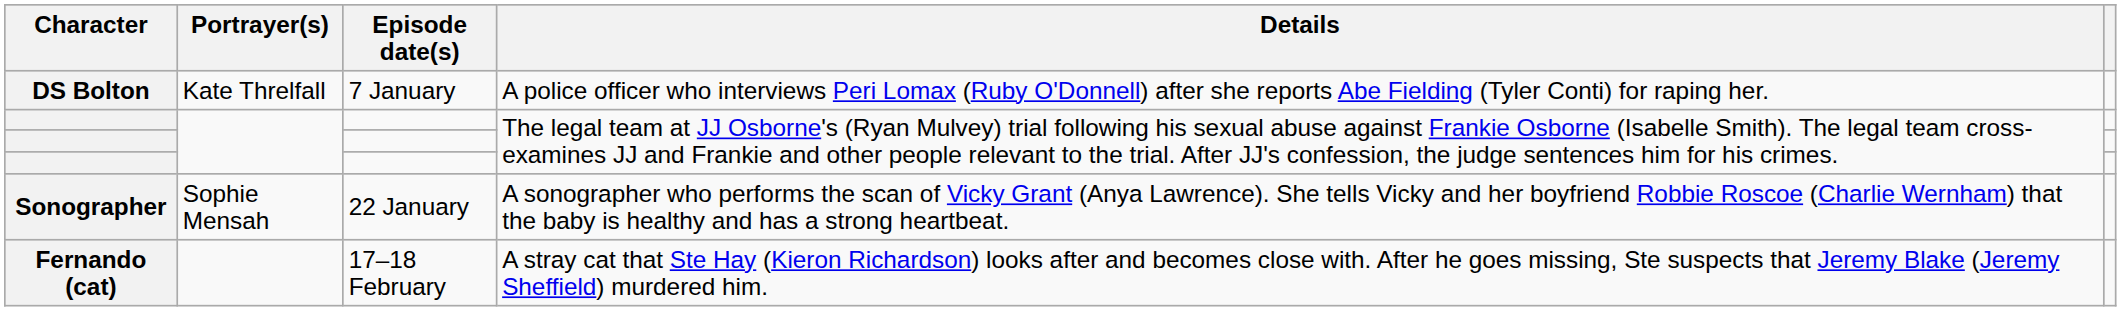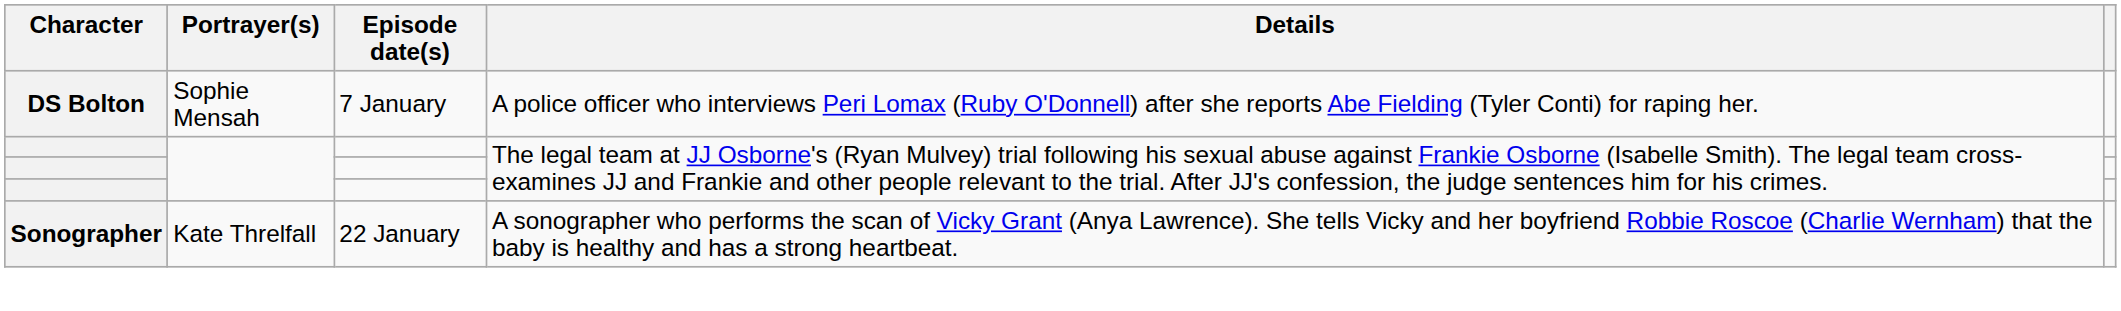(254, 90) Kate Threlfall -> (217, 103) Sophie Mensah
(226, 207) Sophie Mensah -> (245, 234) Kate Threlfall
- row: (91, 273)
